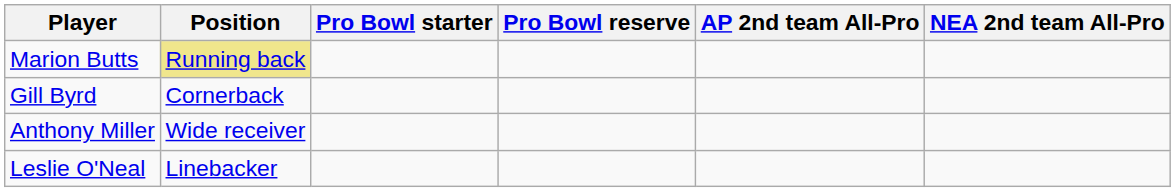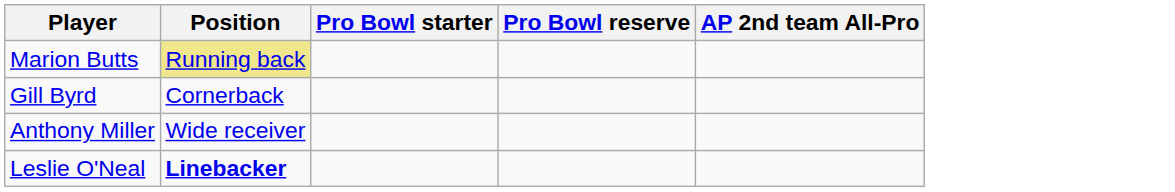- column: (1047, 22)
(221, 167) normal -> (226, 167) bold
